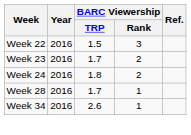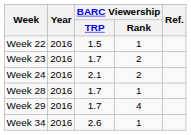(139, 43) 3 -> (139, 43) 1
(95, 75) 1.8 -> (95, 75) 2.1
+ row: (26, 106)
